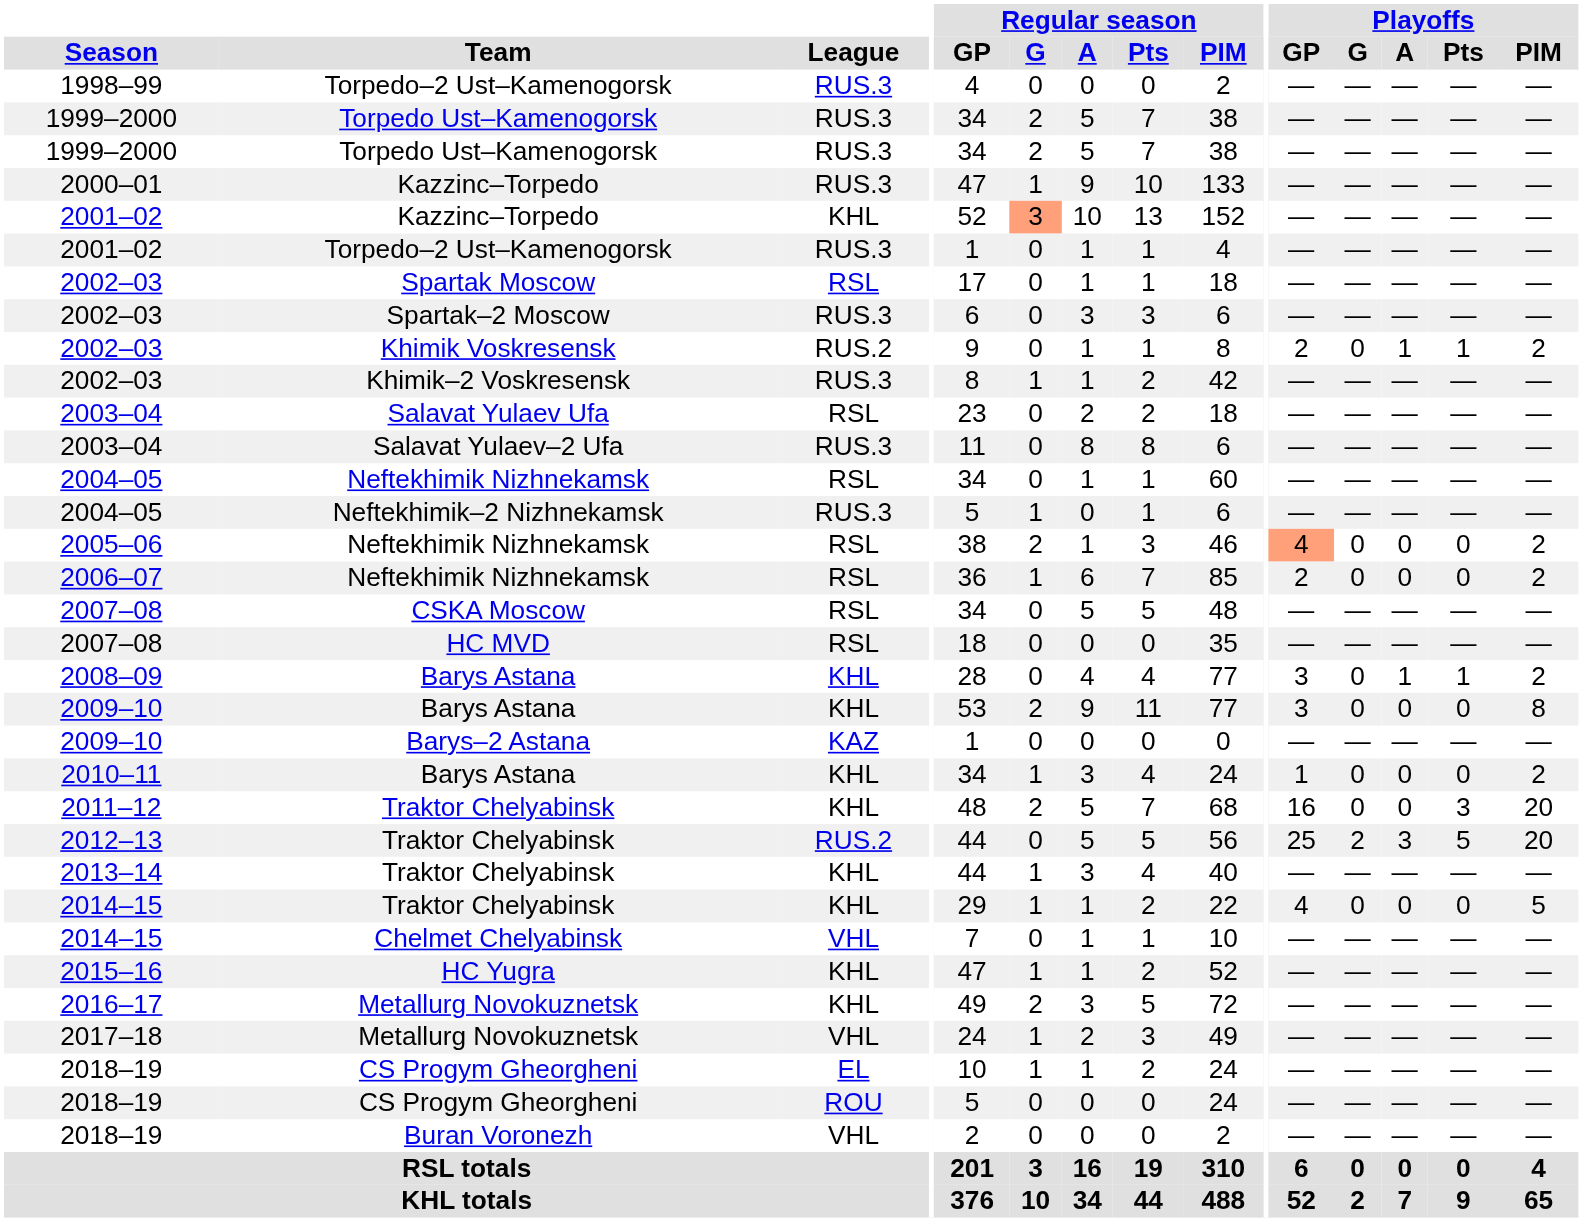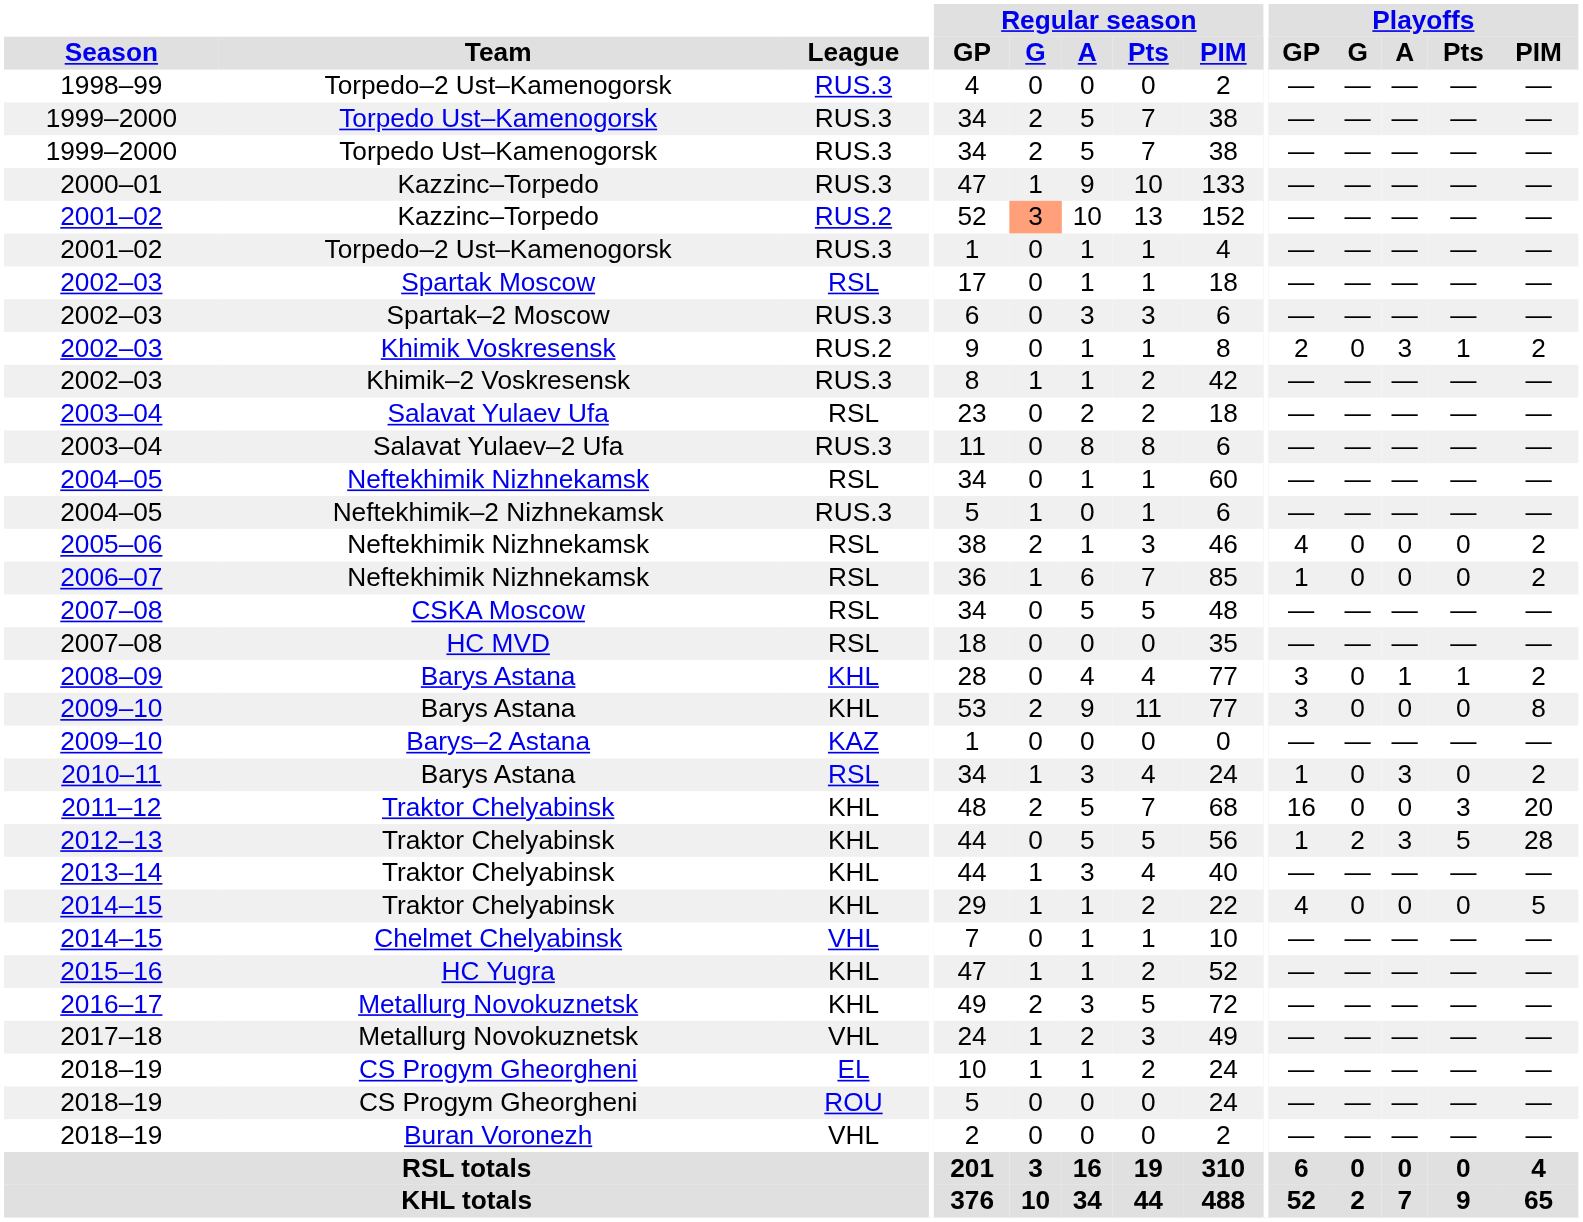(853, 216) KHL -> (853, 216) RUS.2
(1405, 348) 1 -> (1405, 348) 3
(1301, 544) lightsalmon background -> (1301, 544) no background
(1301, 577) 2 -> (1301, 577) 1
(853, 774) KHL -> (853, 774) RSL
(1405, 774) 0 -> (1405, 774) 3
(853, 840) RUS.2 -> (853, 840) KHL
(1301, 840) 25 -> (1301, 840) 1
(1538, 840) 20 -> (1538, 840) 28
